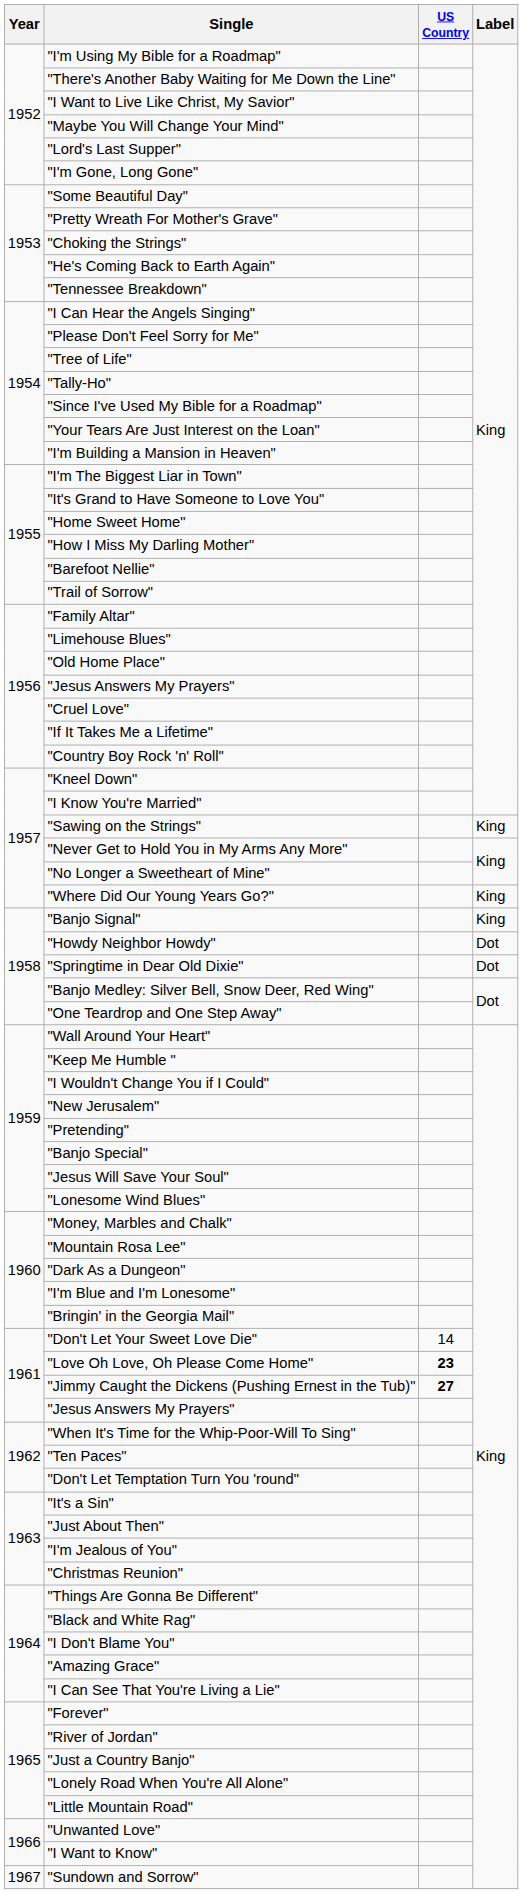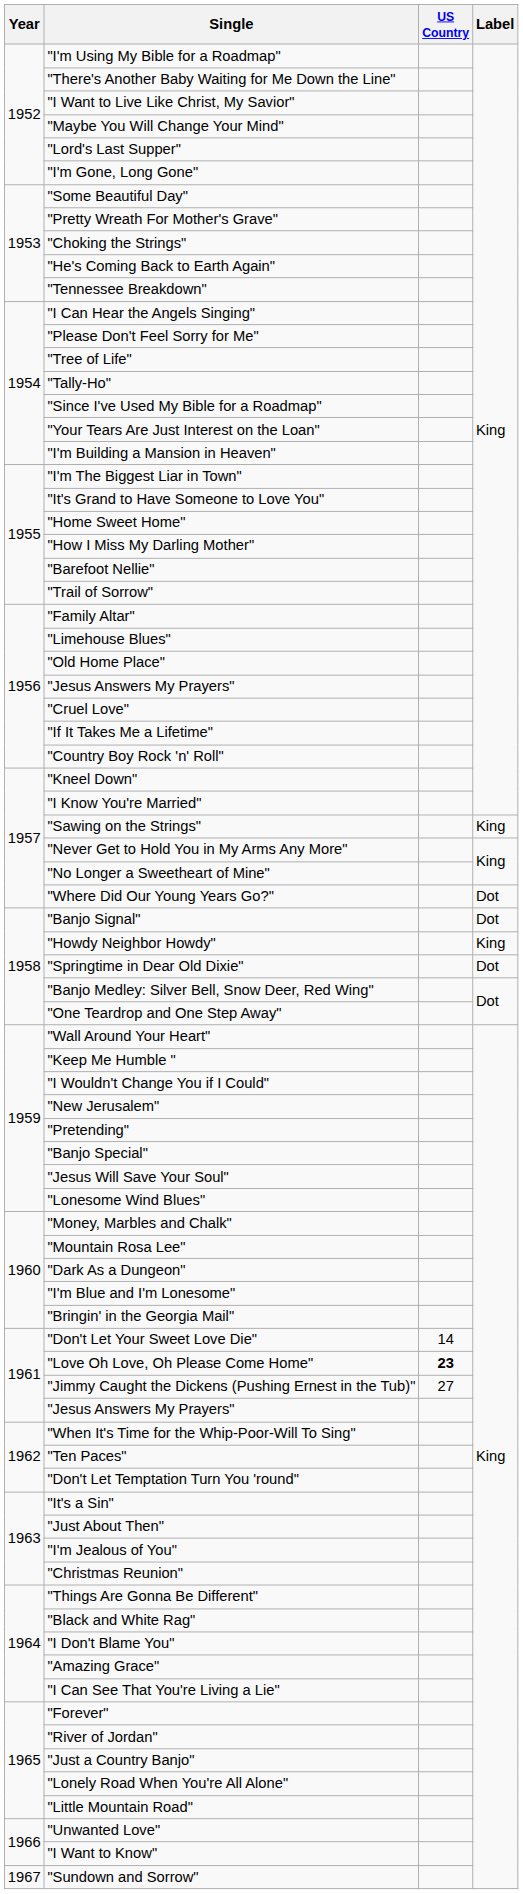(491, 896) King -> (487, 896) Dot
(491, 919) King -> (487, 919) Dot
(487, 943) Dot -> (491, 943) King
(446, 1386) bold -> (446, 1386) normal
